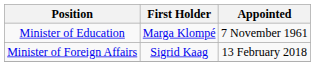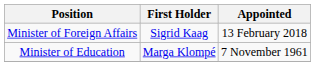rows swapped: (72, 33) <-> (72, 52)
